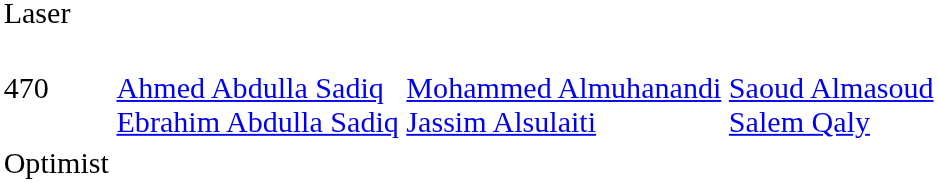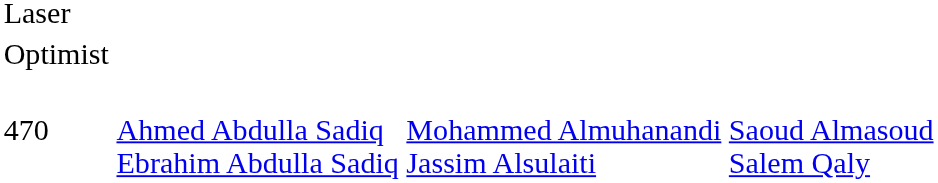rows swapped: (56, 163) <-> (26, 88)
